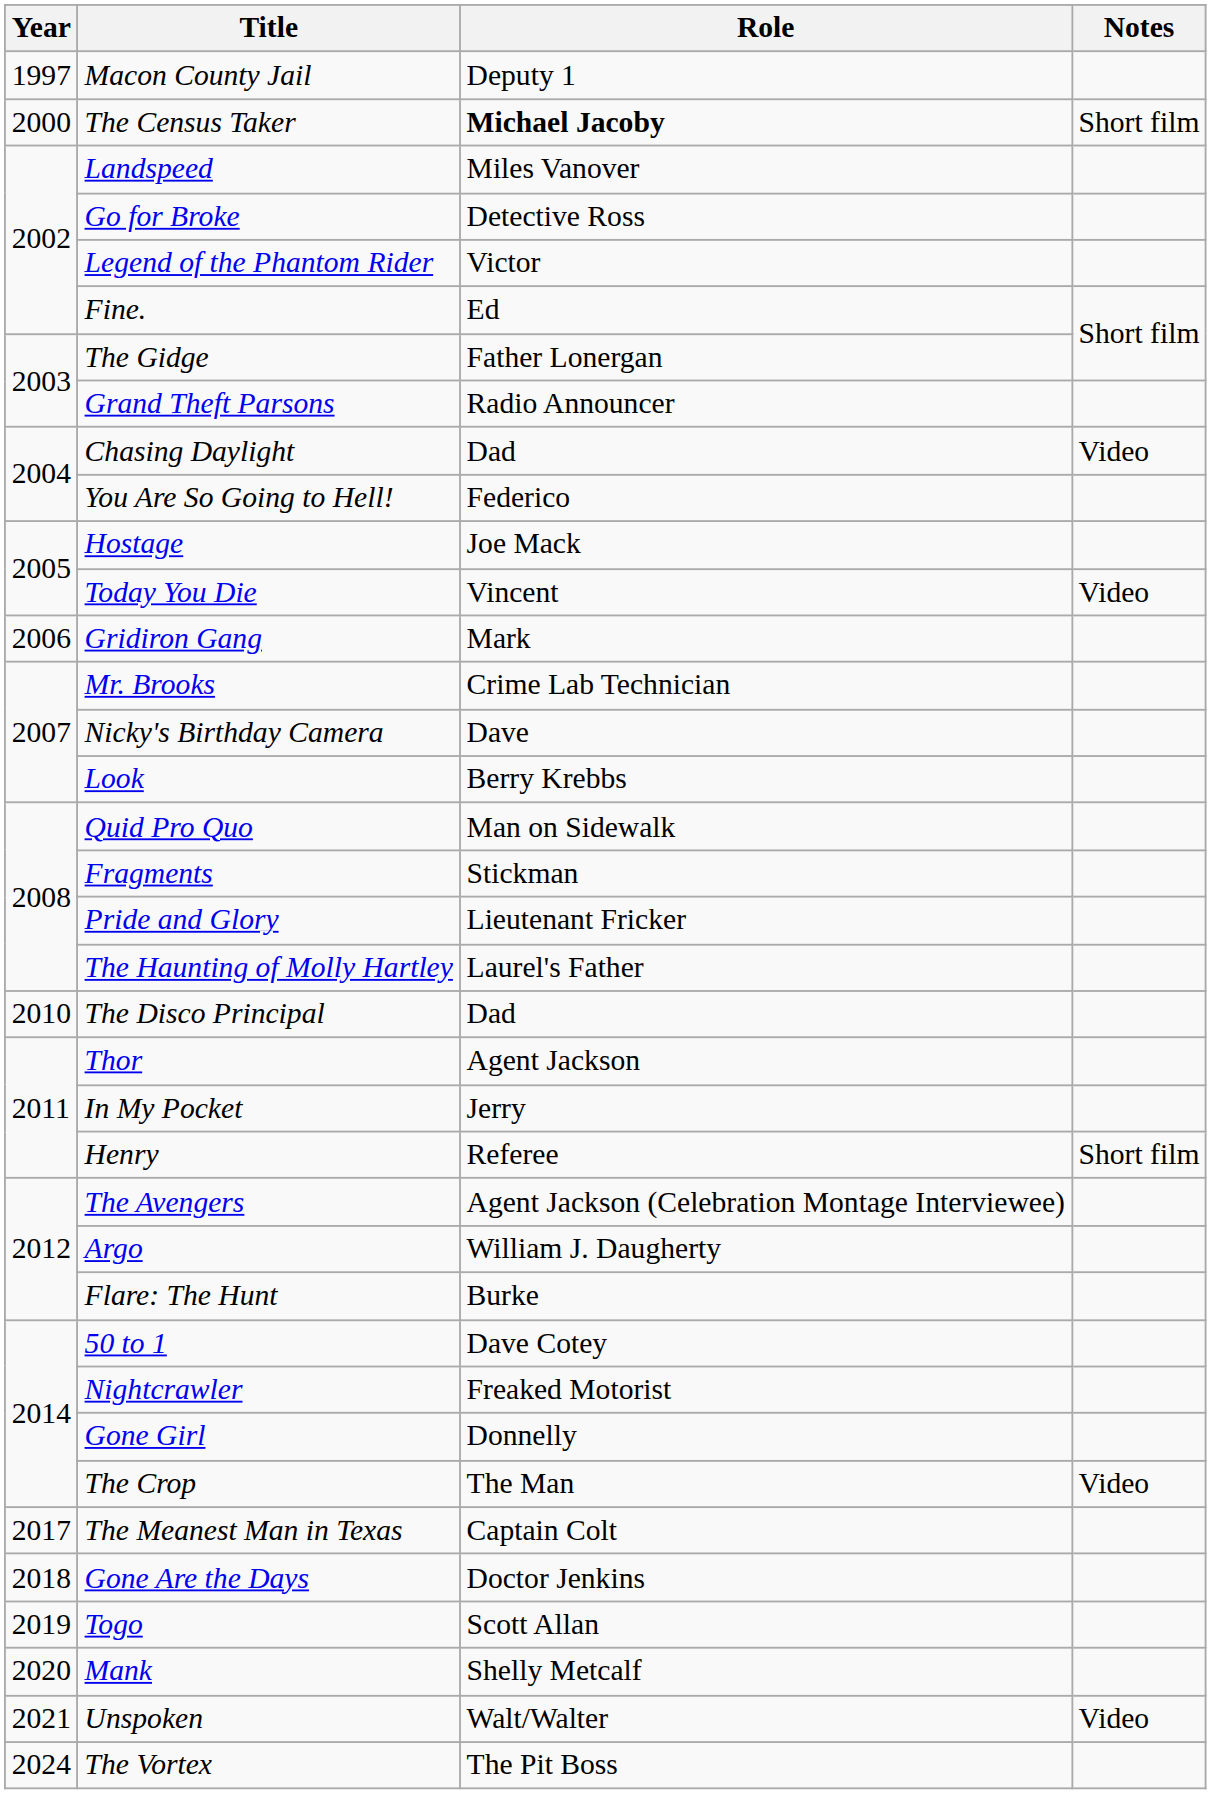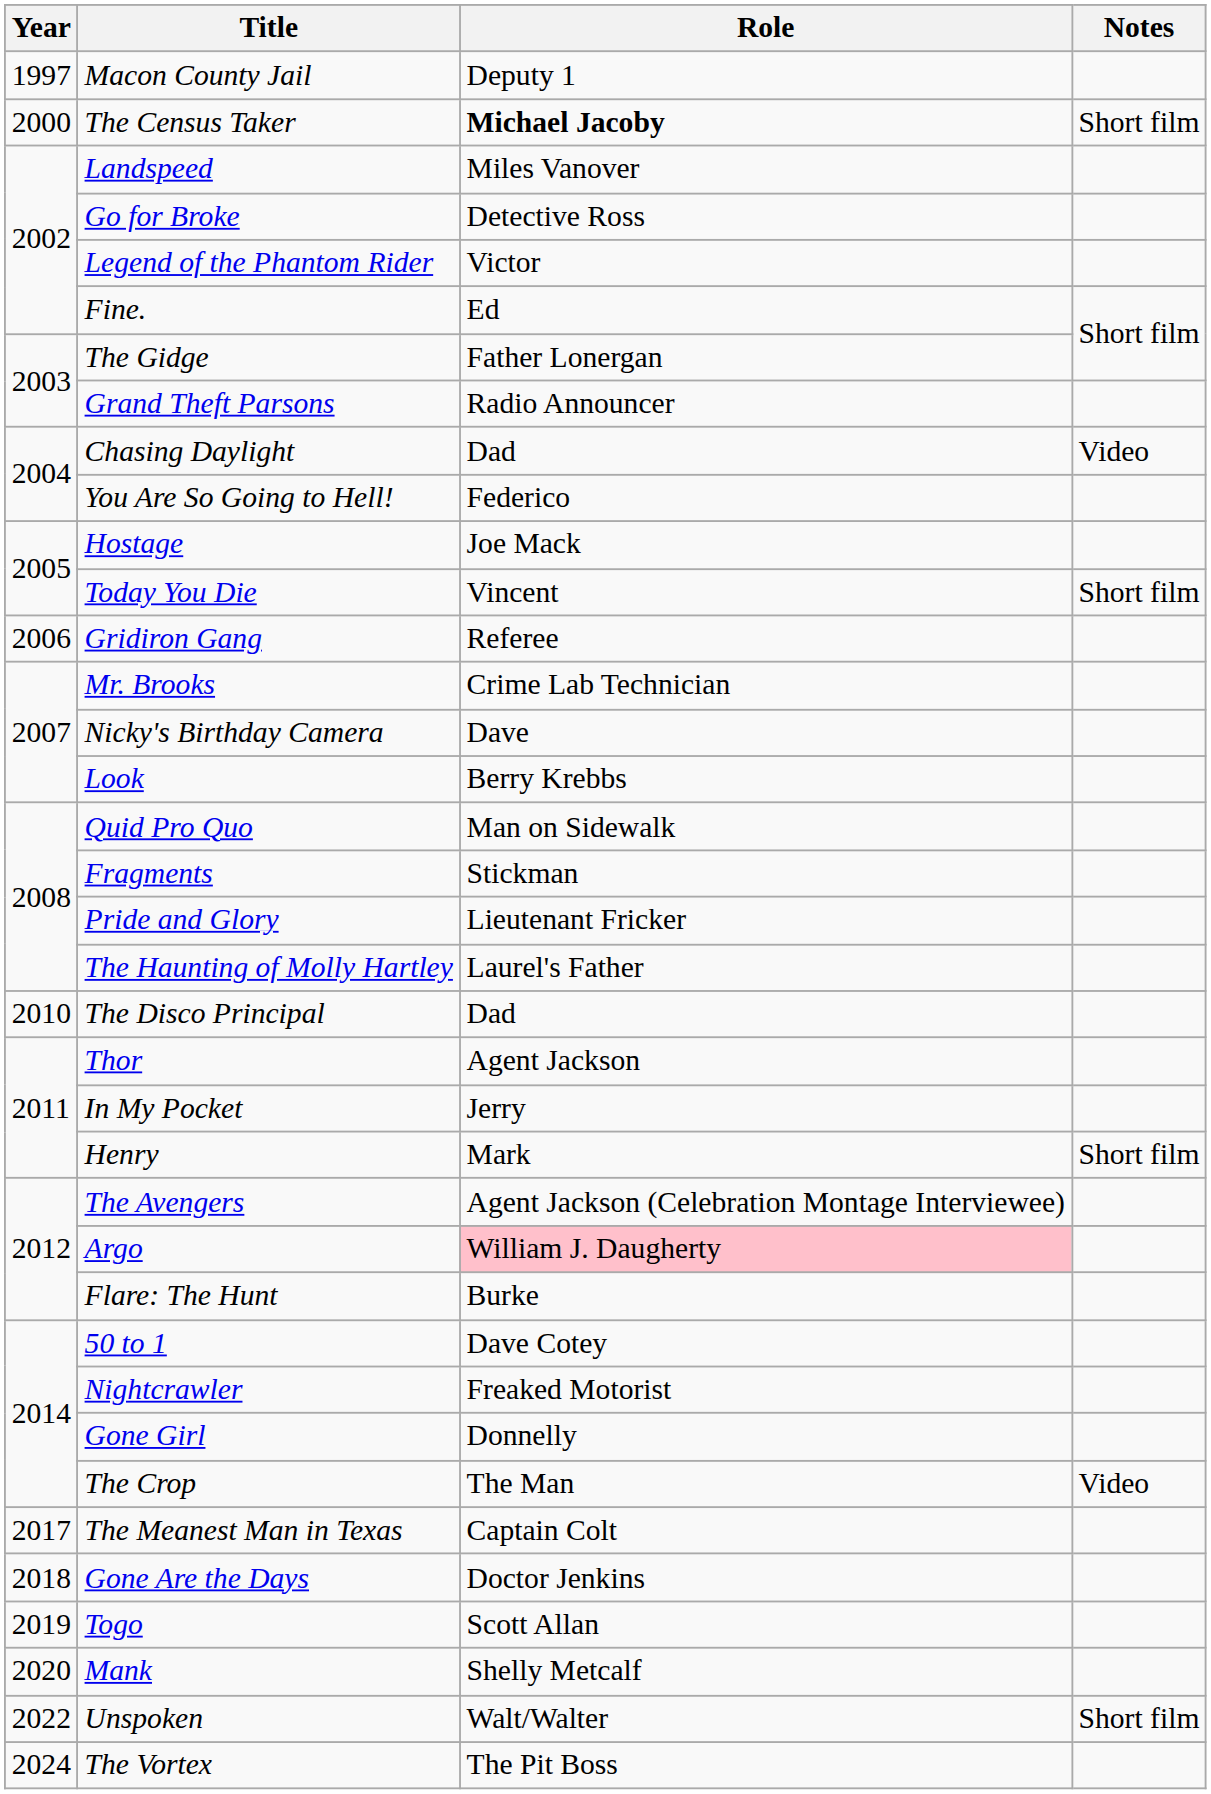(1114, 591) Video -> (1139, 591) Short film
(499, 638) Mark -> (513, 638) Referee
(513, 1154) Referee -> (499, 1154) Mark
(594, 1248) no background -> (594, 1248) pink background
(41, 1717) 2021 -> (41, 1717) 2022
(1114, 1717) Video -> (1139, 1717) Short film
